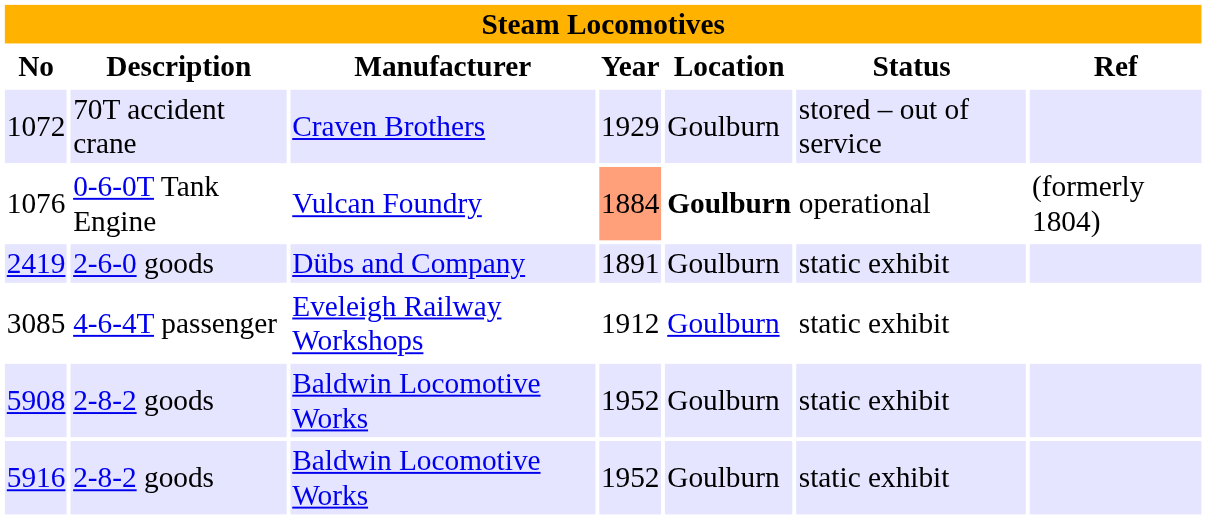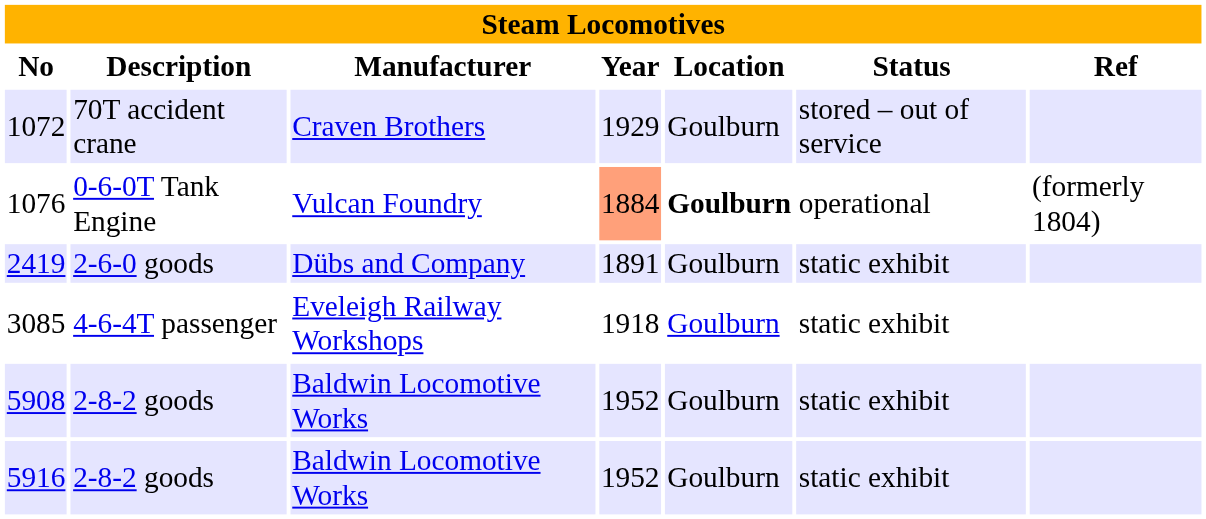(630, 322) 1912 -> (630, 322) 1918
